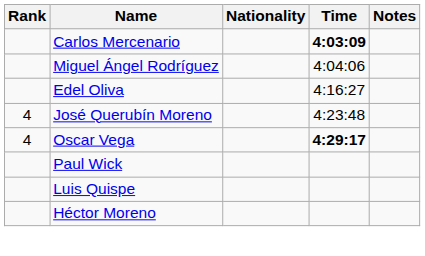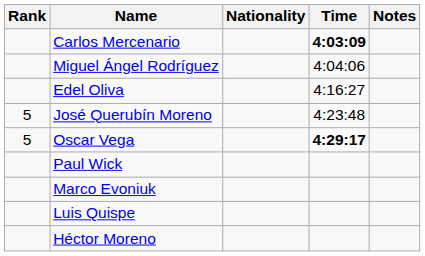(27, 115) 4 -> (27, 115) 5
(27, 139) 4 -> (27, 139) 5
+ row: (104, 189)
